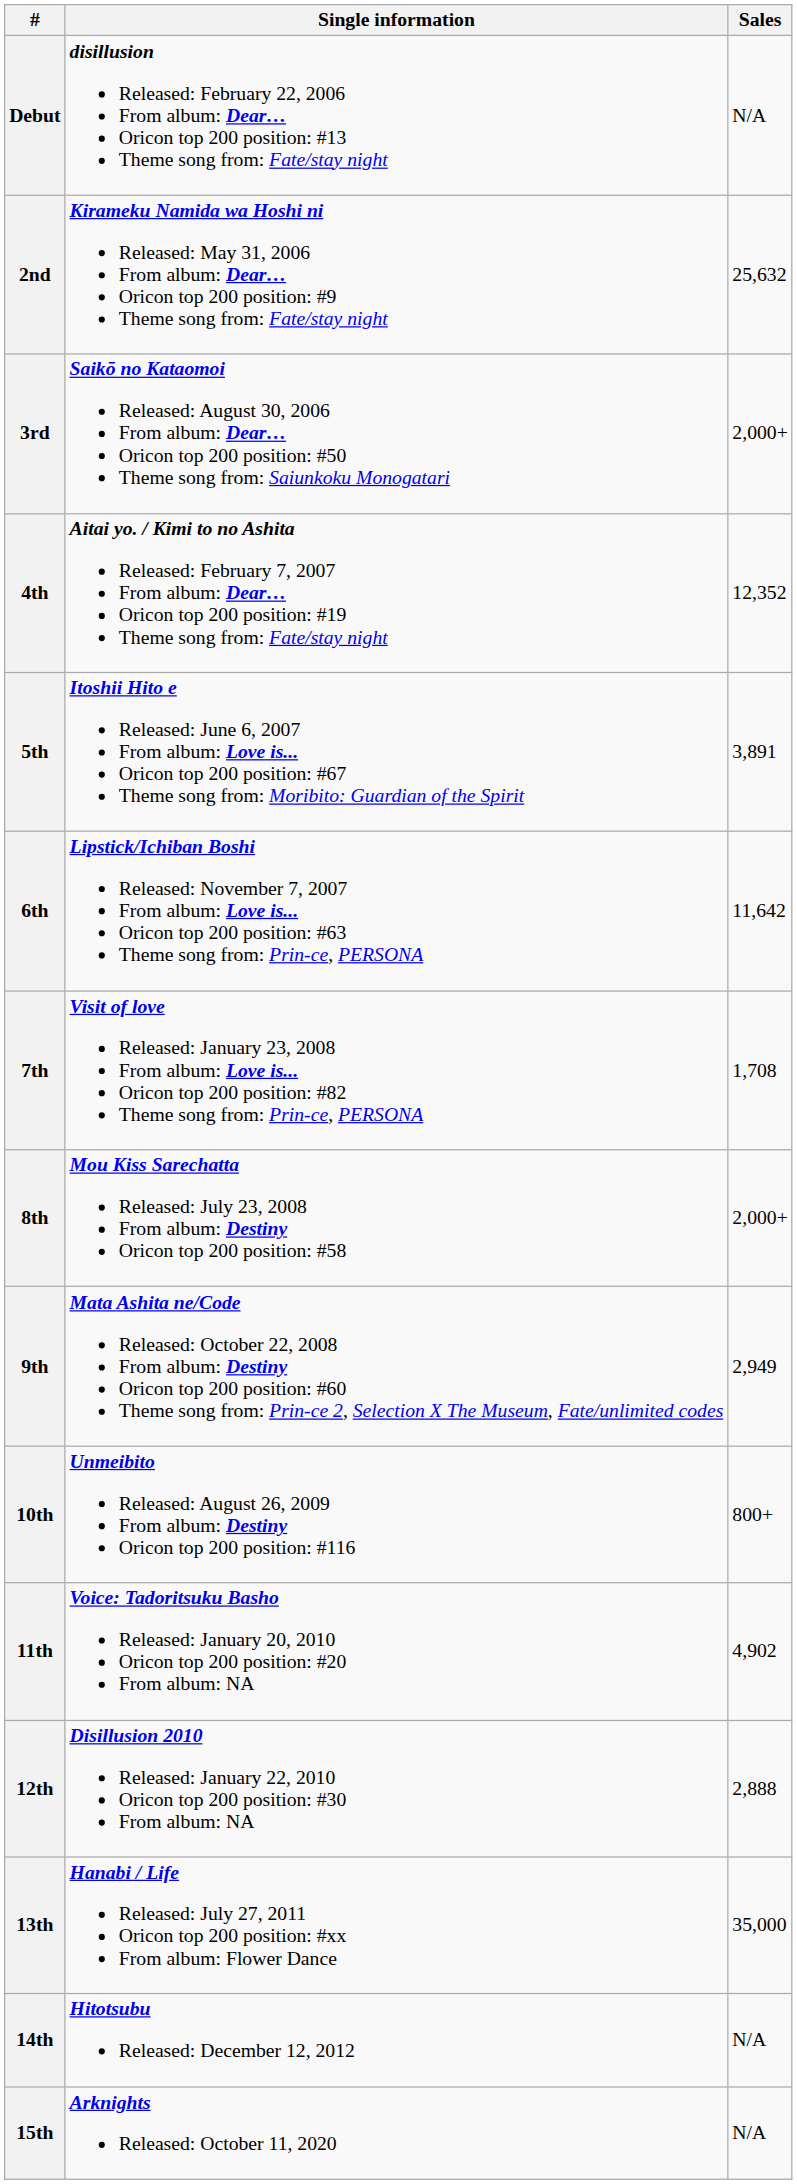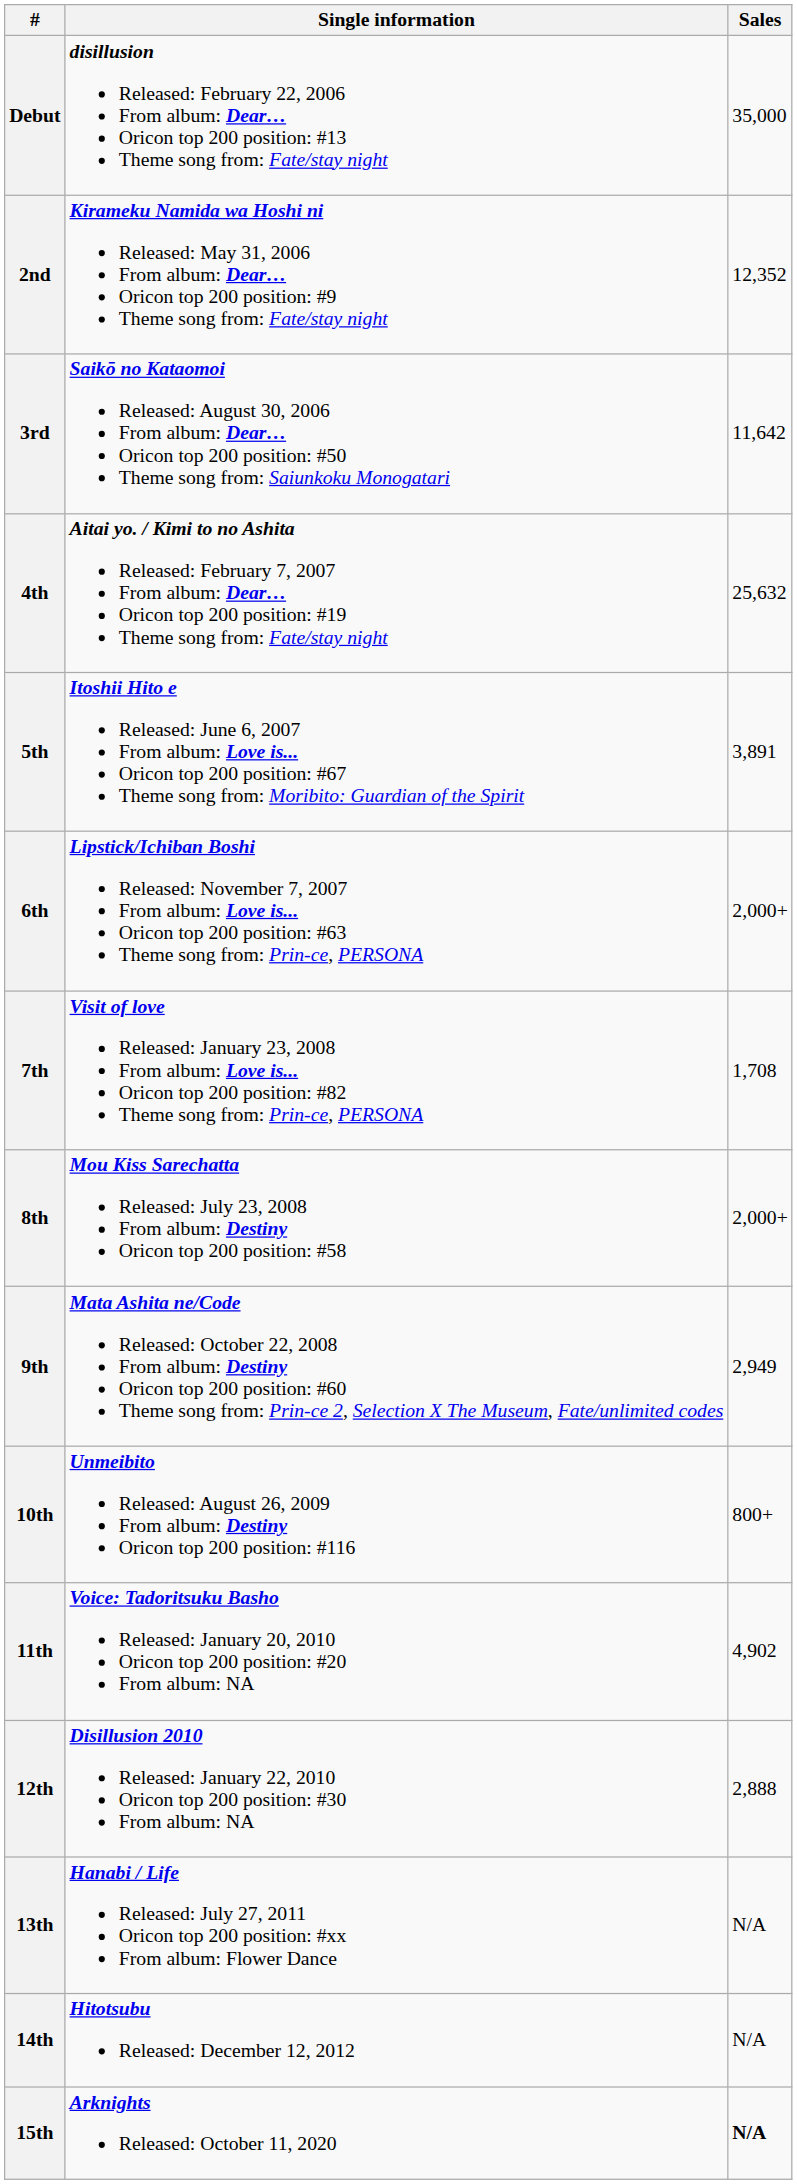(749, 115) N/A -> (759, 115) 35,000
(759, 274) 25,632 -> (759, 274) 12,352
(760, 433) 2,000+ -> (759, 433) 11,642
(759, 592) 12,352 -> (759, 592) 25,632
(759, 910) 11,642 -> (760, 910) 2,000+
(759, 1925) 35,000 -> (749, 1925) N/A
(749, 2132) normal -> (749, 2132) bold
